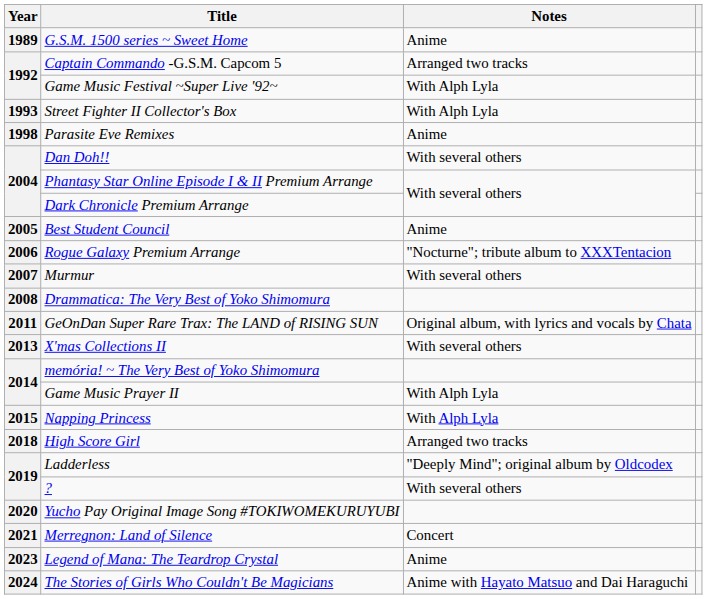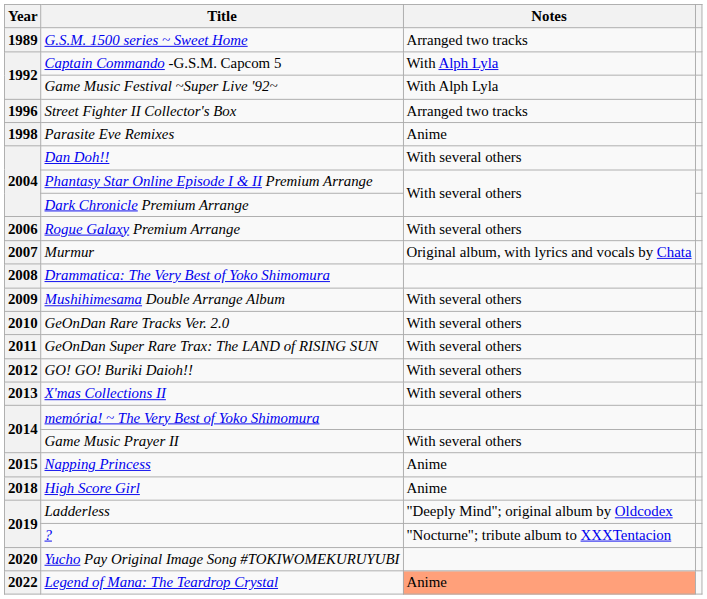(427, 39) Anime -> (467, 39) Arranged two tracks
(467, 63) Arranged two tracks -> (452, 63) With Alph Lyla
(23, 110) 1993 -> (23, 110) 1996
(452, 110) With Alph Lyla -> (467, 110) Arranged two tracks
- row: (107, 228)
(539, 252) "Nocturne"; tribute album to XXXTentacion -> (464, 228) With several others
(464, 275) With several others -> (549, 252) Original album, with lyrics and vocals by Chata
+ row: (165, 299)
+ row: (137, 323)
(549, 323) Original album, with lyrics and vocals by Chata -> (464, 346) With several others
+ row: (119, 370)
(452, 393) With Alph Lyla -> (464, 441) With several others
(452, 417) With Alph Lyla -> (427, 464) Anime
(467, 441) Arranged two tracks -> (427, 488) Anime
(464, 488) With several others -> (539, 535) "Nocturne"; tribute album to XXXTentacion
- row: (128, 535)
(23, 559) 2023 -> (23, 582) 2022
(427, 559) no background -> (427, 582) lightsalmon background
- row: (189, 582)
